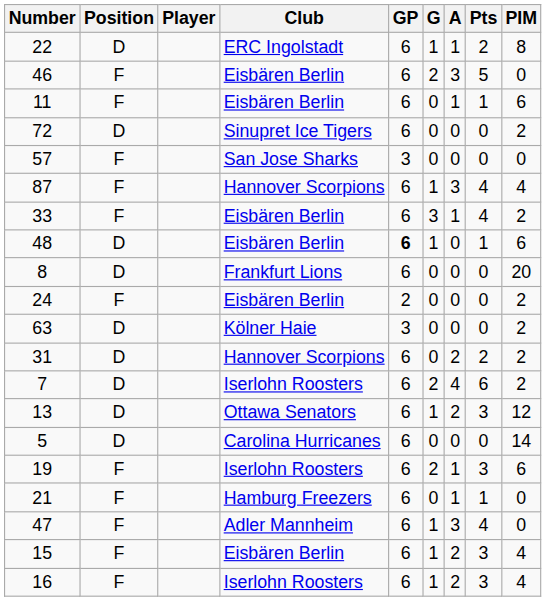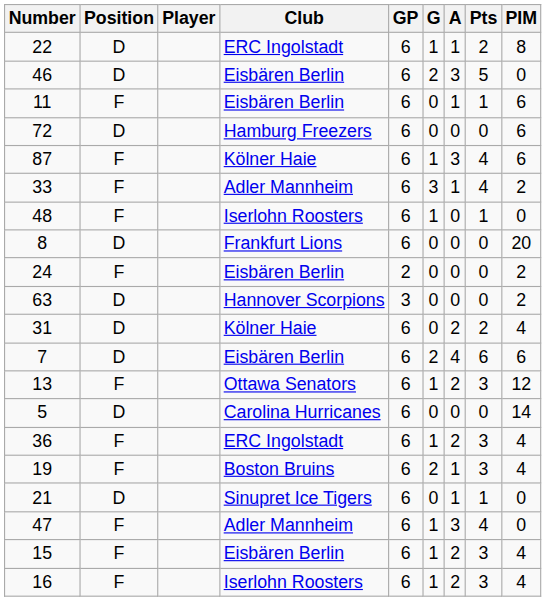(119, 74) F -> (119, 74) D
(298, 131) Sinupret Ice Tigers -> (298, 131) Hamburg Freezers
(521, 131) 2 -> (521, 131) 6
- row: (42, 159)
(304, 187) Hannover Scorpions -> (270, 159) Kölner Haie
(521, 187) 4 -> (521, 159) 6
(284, 215) Eisbären Berlin -> (288, 187) Adler Mannheim
(119, 243) D -> (119, 215) F
(284, 243) Eisbären Berlin -> (293, 215) Iserlohn Roosters
(406, 243) bold -> (406, 215) normal
(521, 243) 6 -> (521, 215) 0
(270, 328) Kölner Haie -> (304, 300) Hannover Scorpions
(304, 356) Hannover Scorpions -> (270, 328) Kölner Haie
(521, 356) 2 -> (521, 328) 4
(293, 384) Iserlohn Roosters -> (284, 356) Eisbären Berlin
(521, 384) 2 -> (521, 356) 6
(119, 412) D -> (119, 384) F
+ row: (42, 441)
(293, 469) Iserlohn Roosters -> (279, 469) Boston Bruins
(521, 469) 6 -> (521, 469) 4
(119, 497) F -> (119, 497) D
(298, 497) Hamburg Freezers -> (298, 497) Sinupret Ice Tigers
